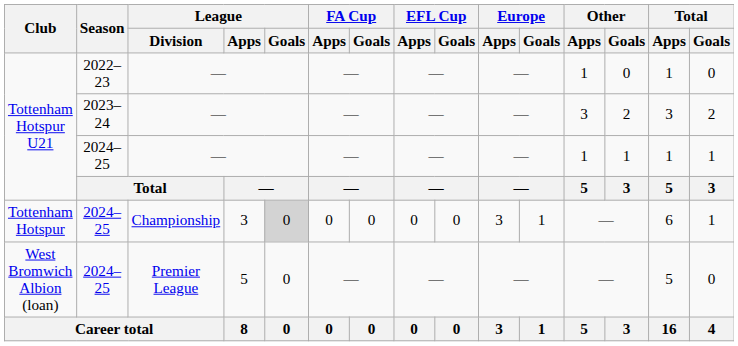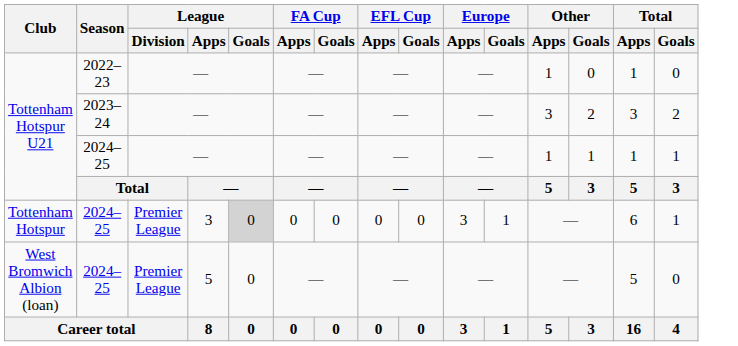(176, 221) Championship -> (158, 221) Premier League
